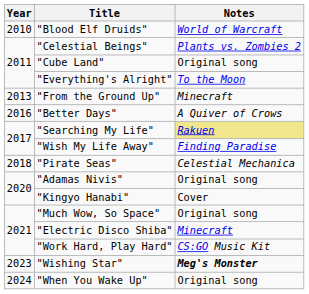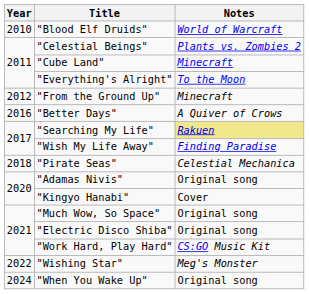(218, 63) Original song -> (205, 63) Minecraft
(19, 96) 2013 -> (19, 96) 2012
(205, 230) Minecraft -> (218, 230) Original song
(19, 264) 2023 -> (19, 264) 2022
(218, 264) bold -> (218, 264) normal
